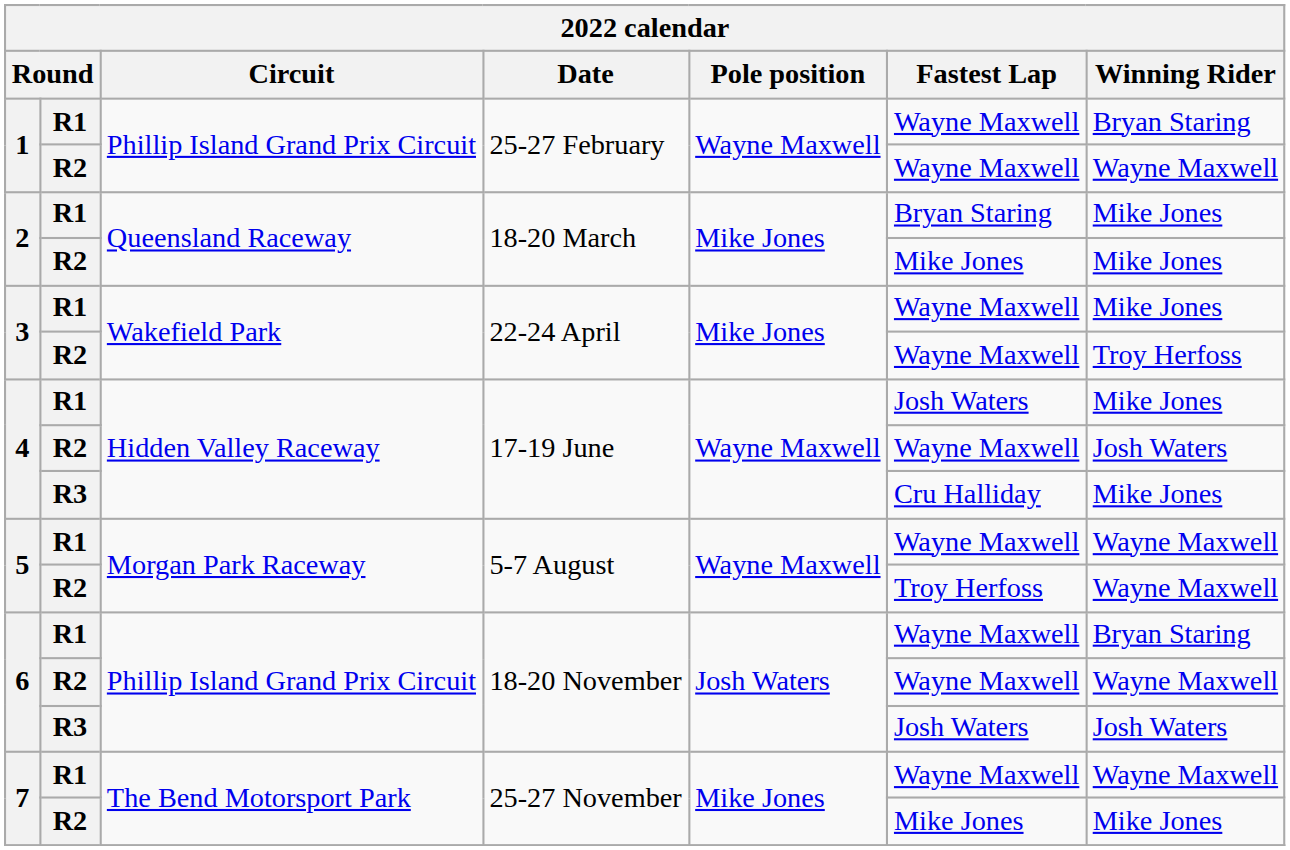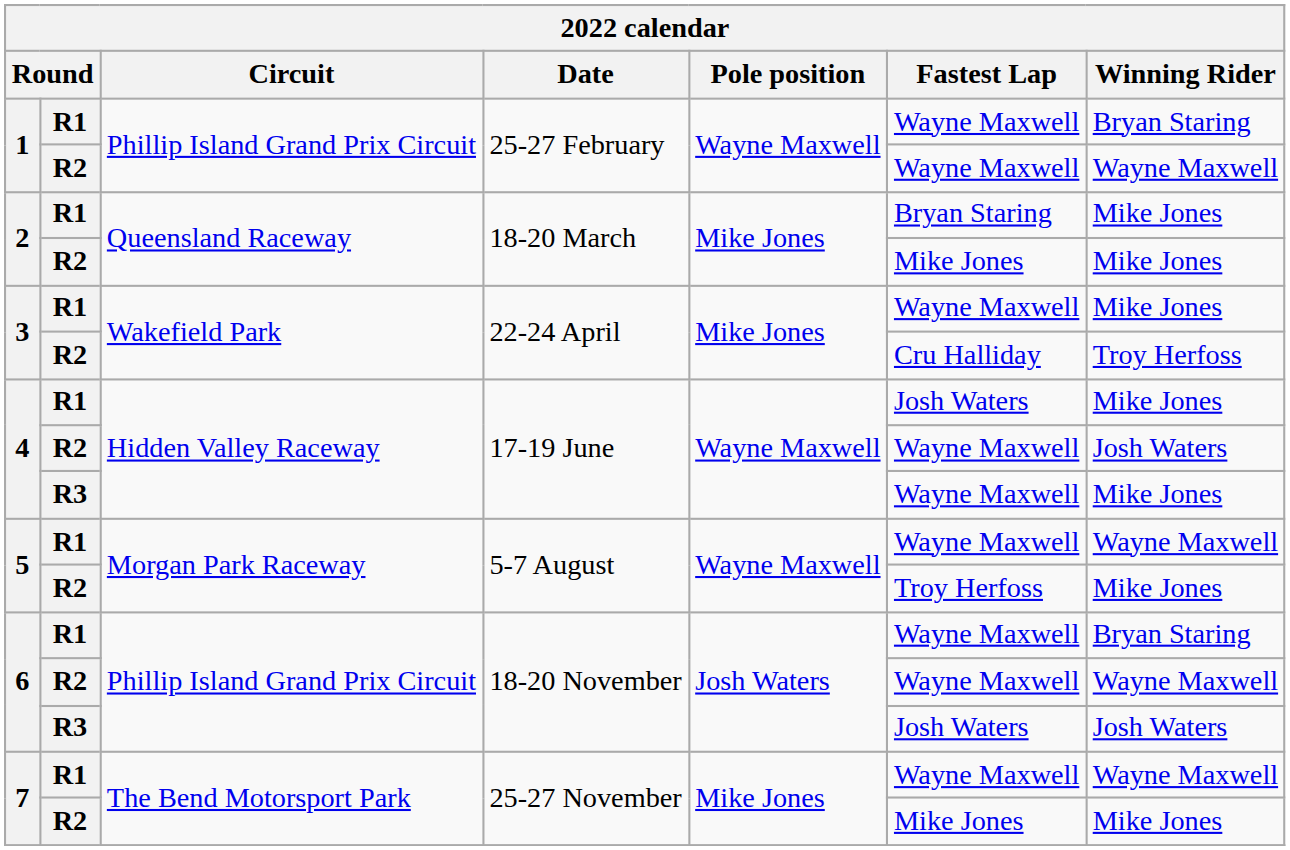(987, 354) Wayne Maxwell -> (967, 354) Cru Halliday
(967, 494) Cru Halliday -> (987, 494) Wayne Maxwell
(1185, 587) Wayne Maxwell -> (1158, 587) Mike Jones
